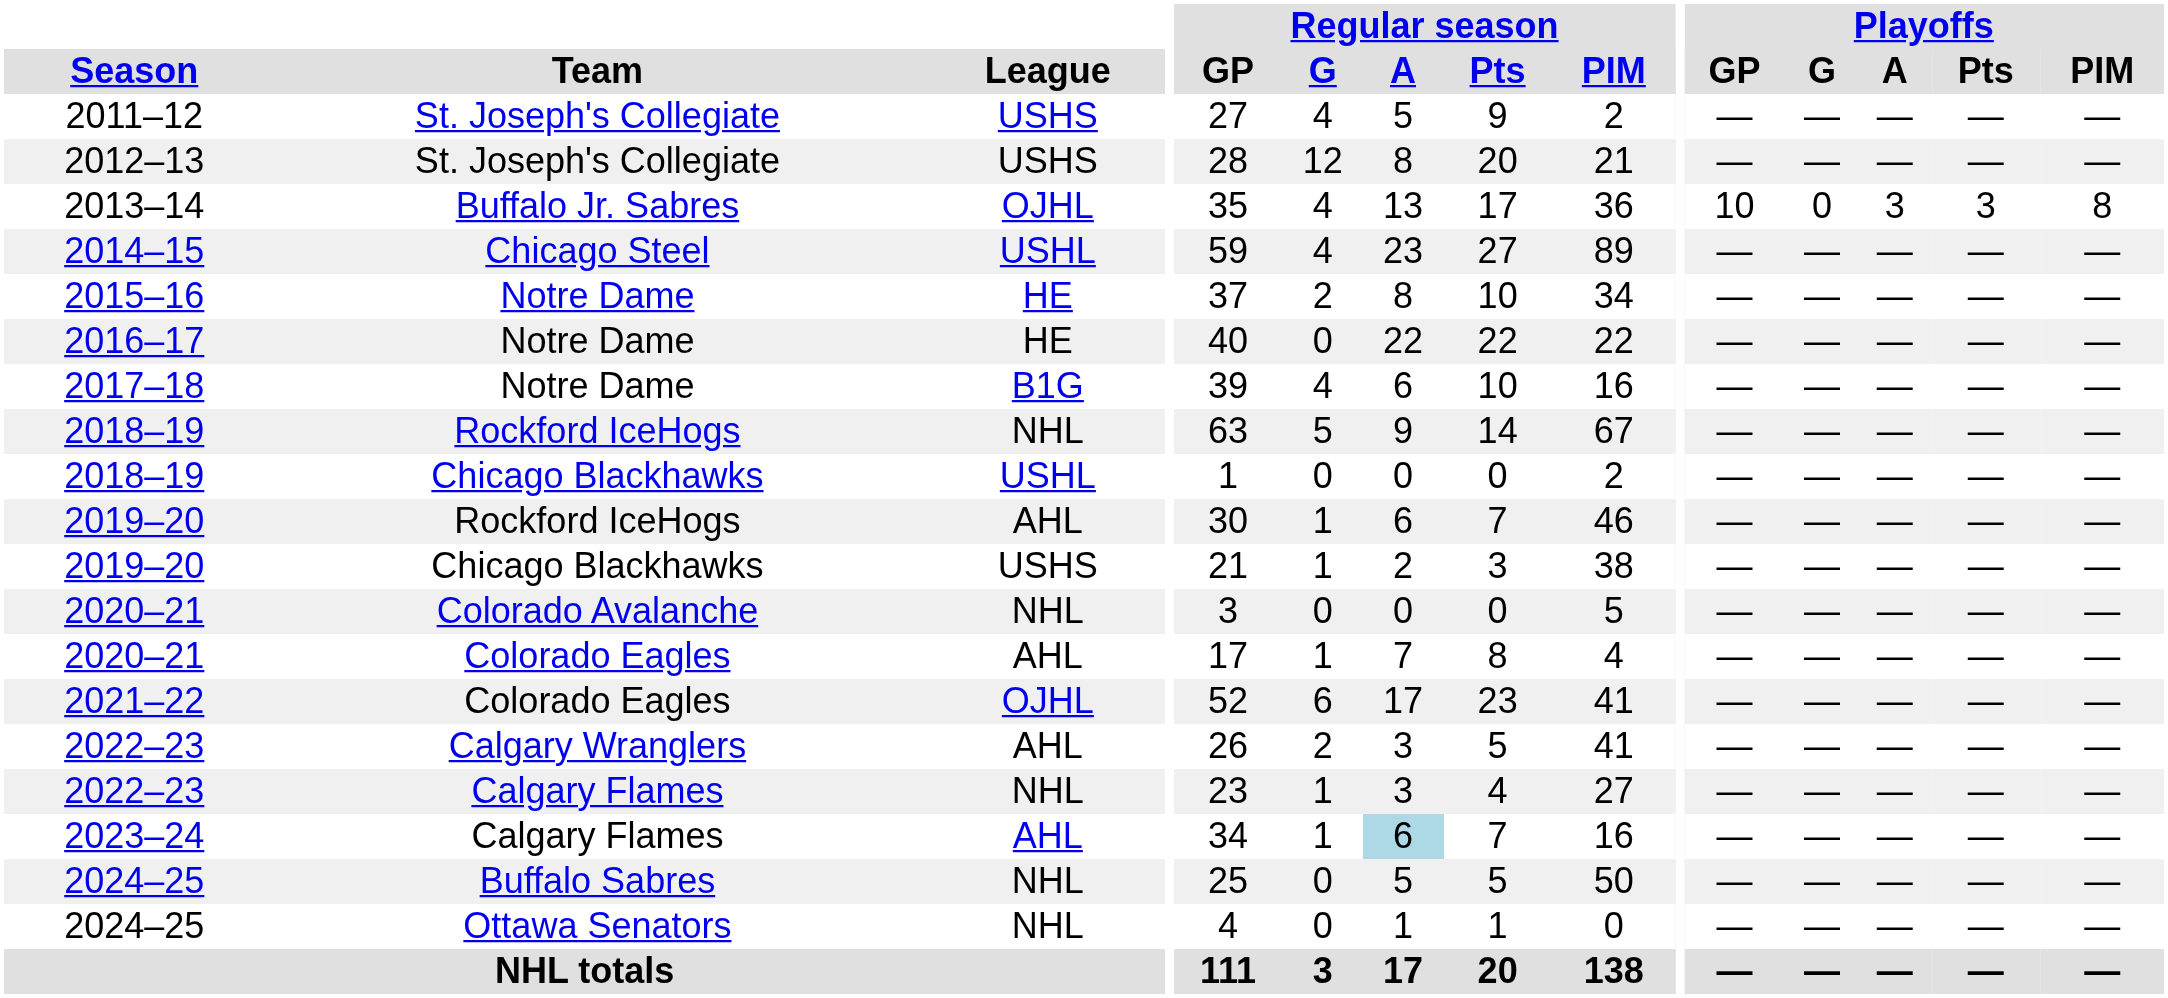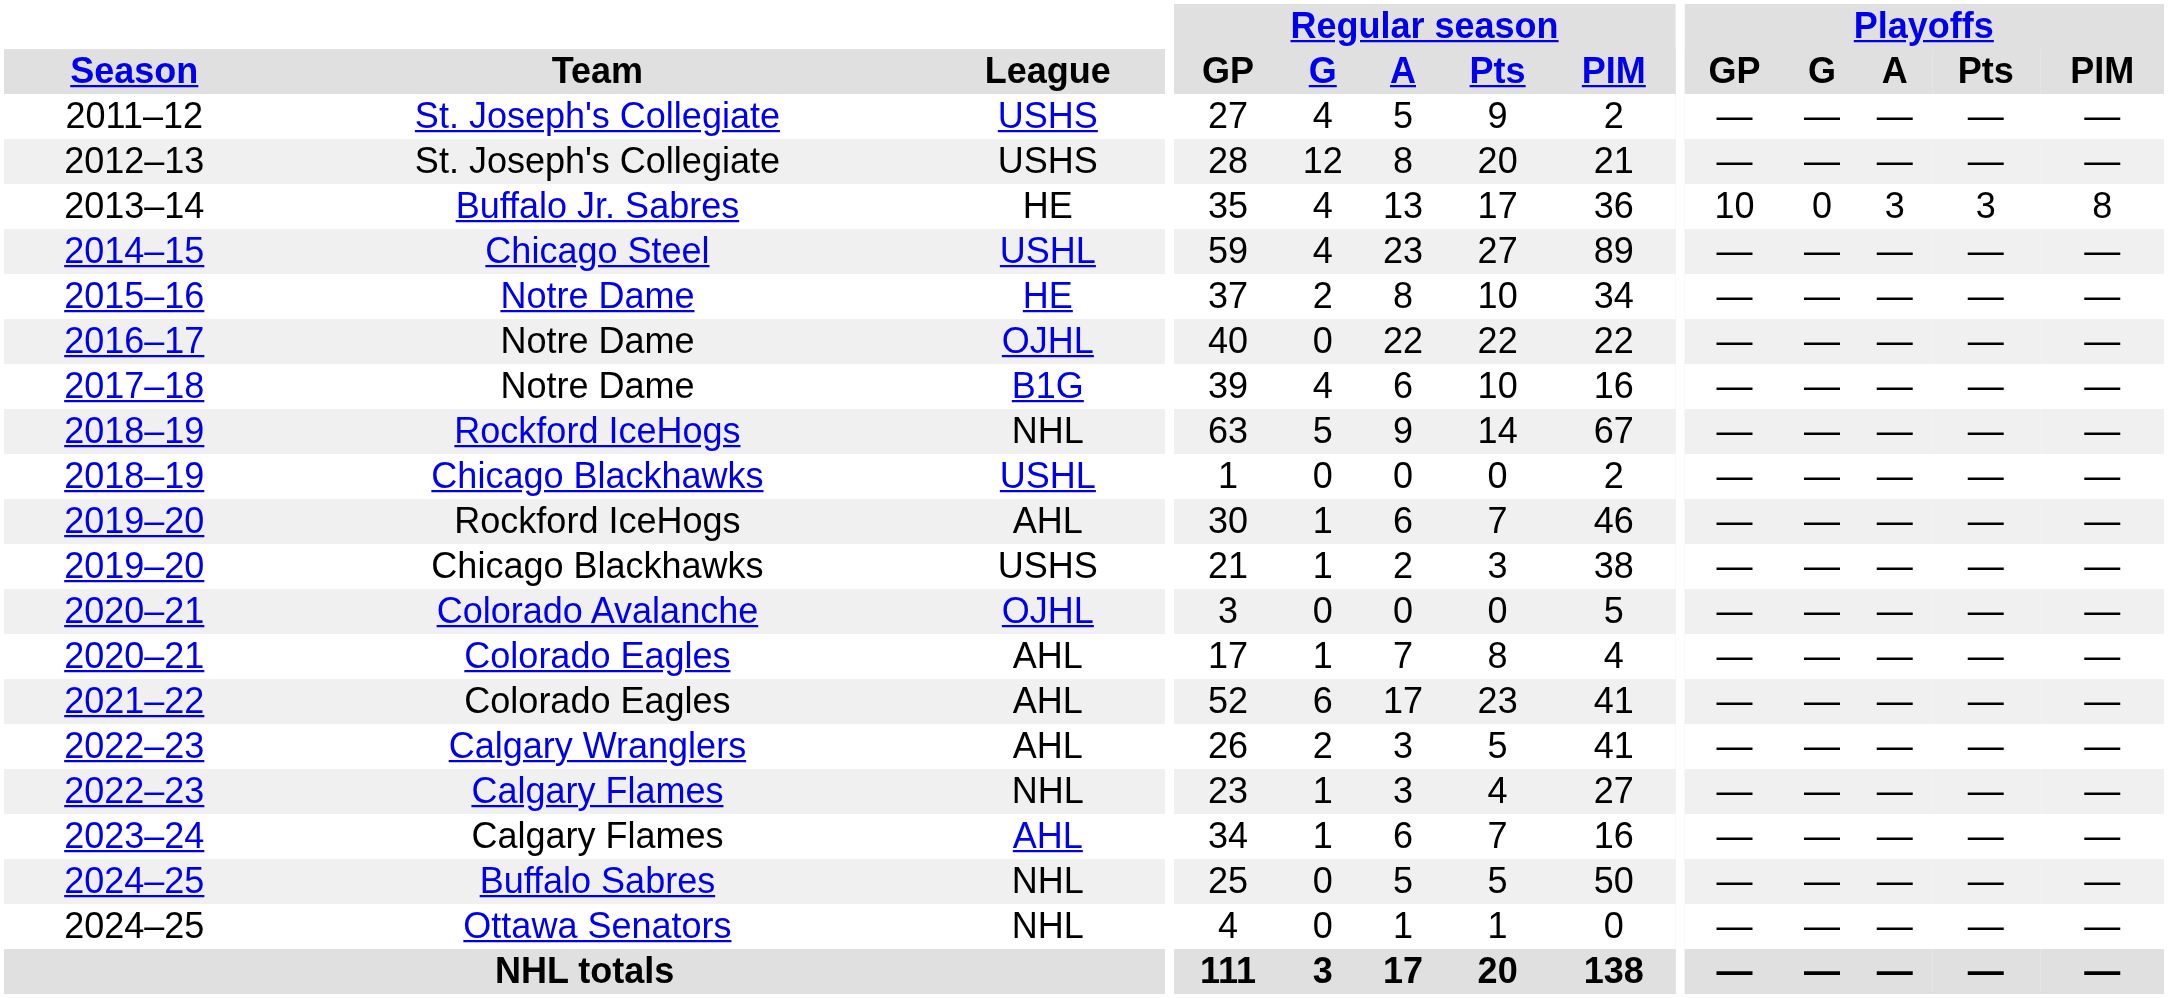(1048, 205) OJHL -> (1048, 205) HE
(1048, 340) HE -> (1048, 340) OJHL
(1048, 610) NHL -> (1048, 610) OJHL
(1048, 700) OJHL -> (1048, 700) AHL
(1403, 835) lightblue background -> (1403, 835) no background
